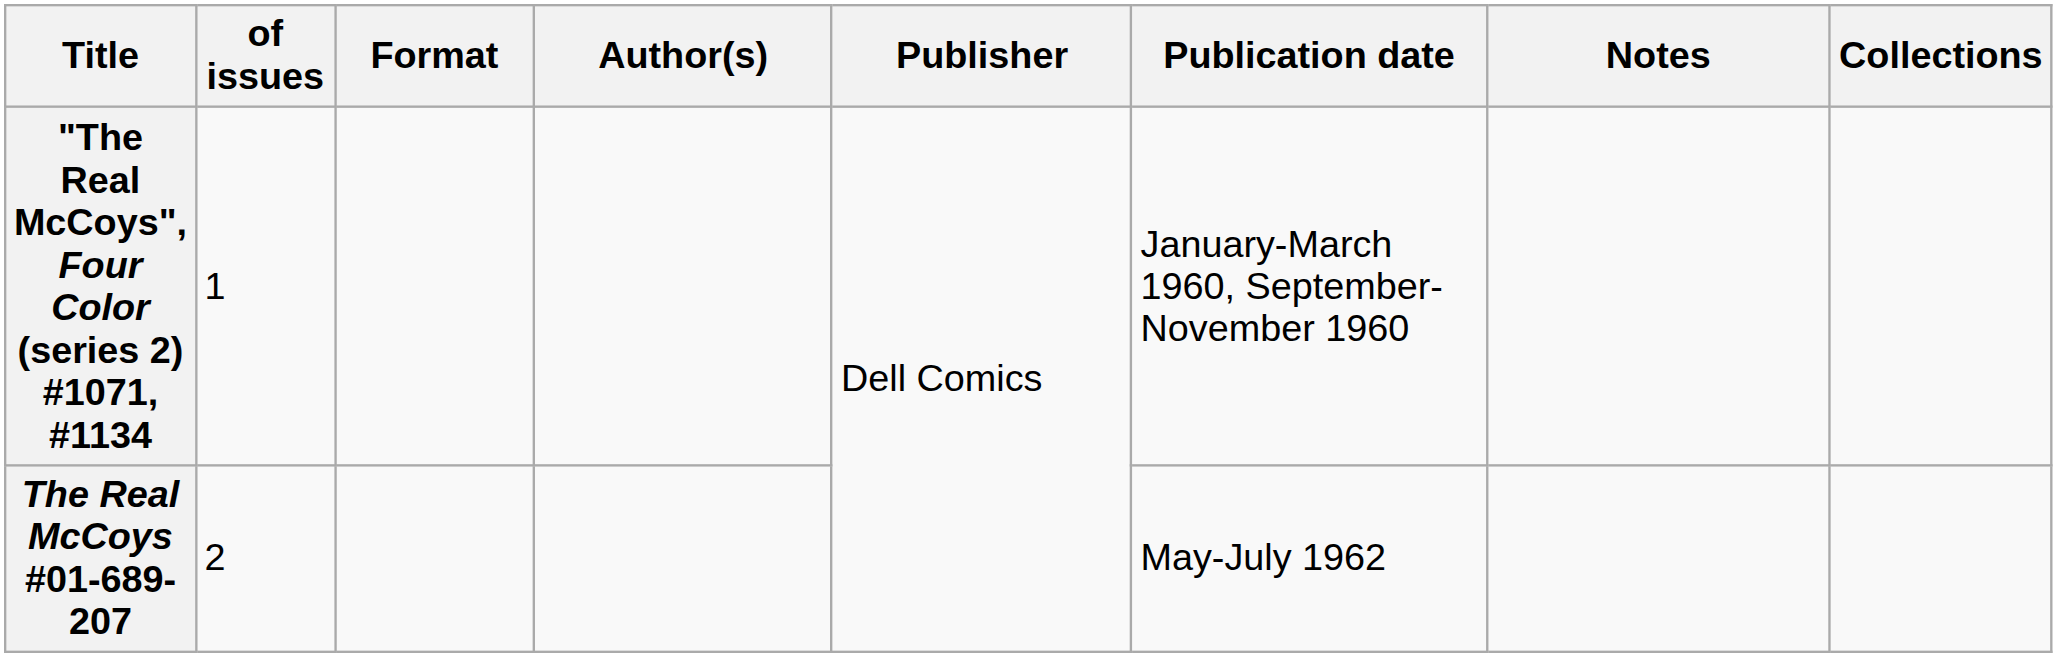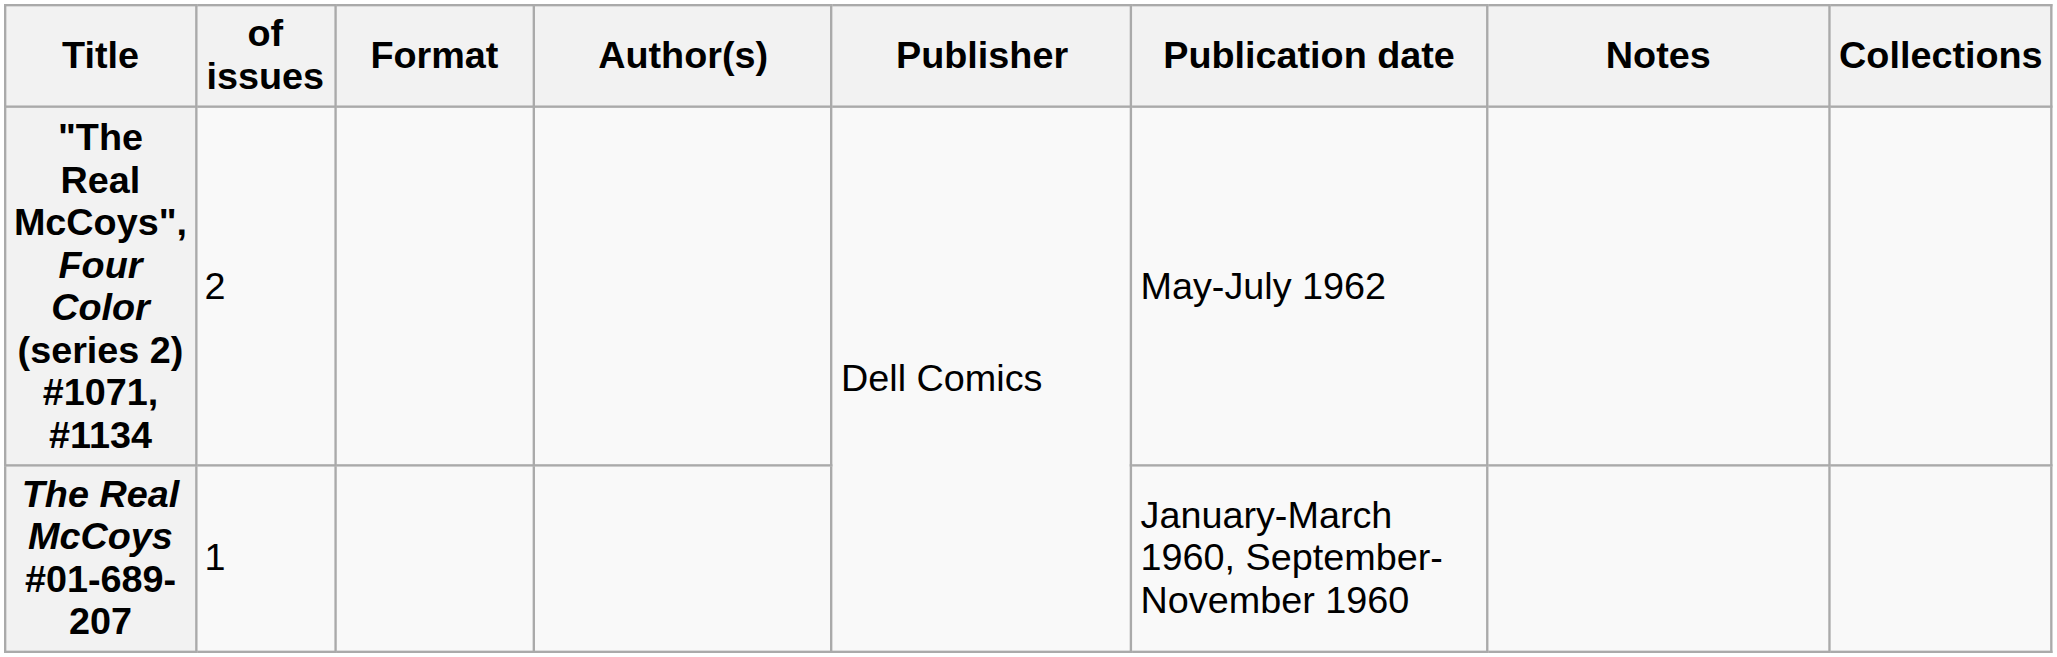(215, 285) 1 -> (215, 285) 2
(1292, 285) January-March 1960, September-November 1960 -> (1263, 285) May-July 1962
(215, 557) 2 -> (215, 557) 1
(1263, 557) May-July 1962 -> (1292, 557) January-March 1960, September-November 1960
